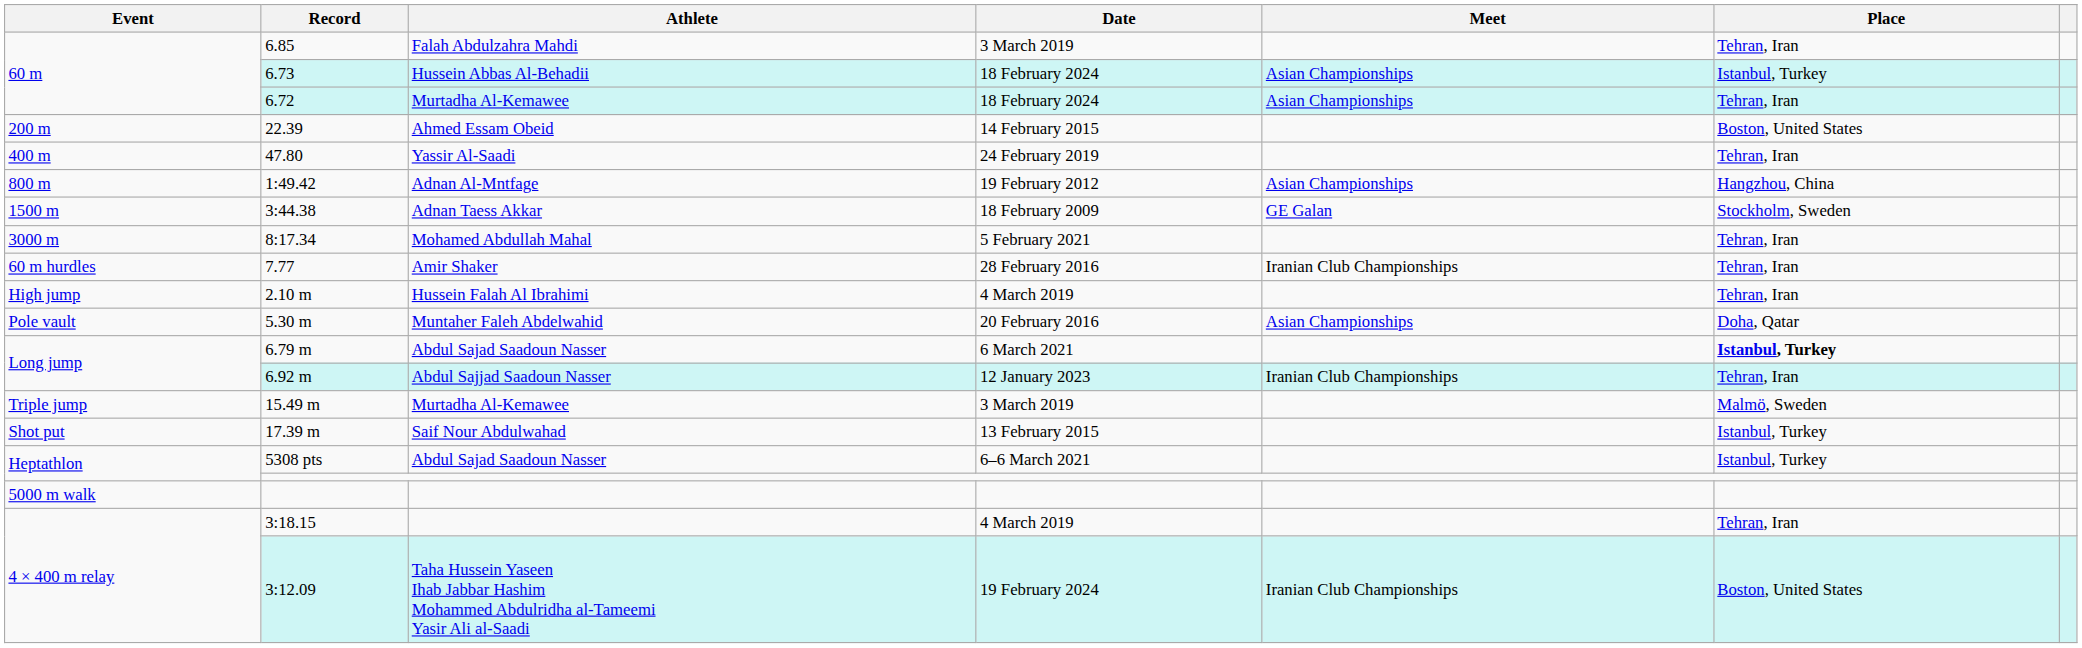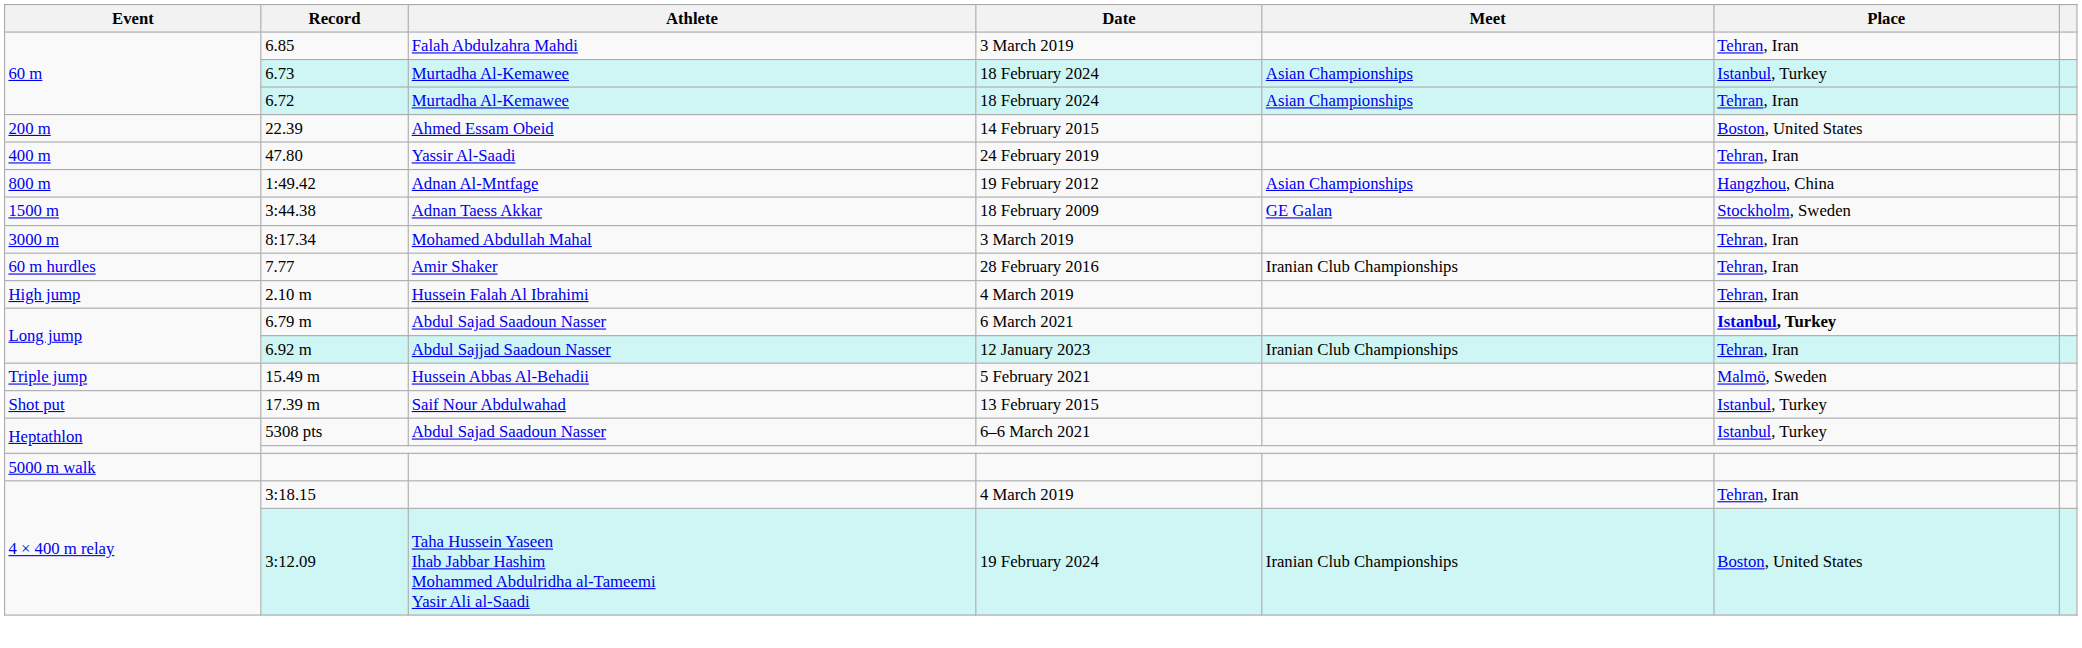(500, 73) Hussein Abbas Al-Behadii -> (490, 73) Murtadha Al-Kemawee
(1035, 239) 5 February 2021 -> (1027, 239) 3 March 2019
- row: (42, 321)
(490, 404) Murtadha Al-Kemawee -> (500, 376) Hussein Abbas Al-Behadii
(1027, 404) 3 March 2019 -> (1035, 376) 5 February 2021
